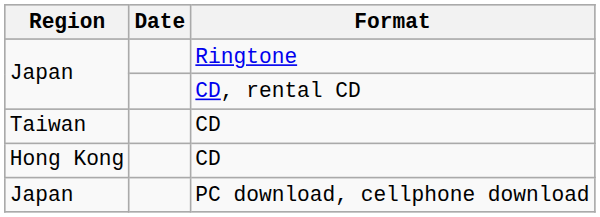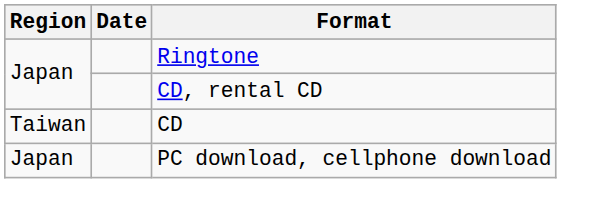- row: (67, 160)
